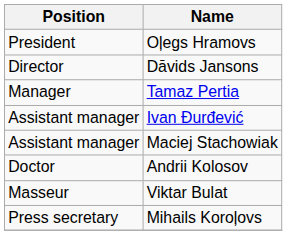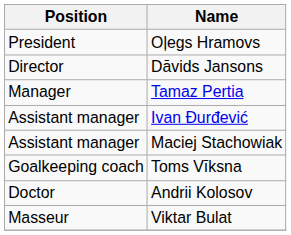+ row: (196, 167)
- row: (204, 218)
